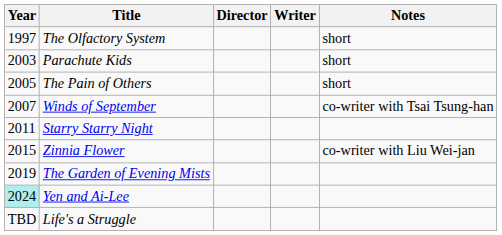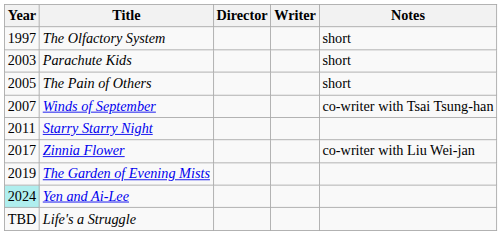(22, 151) 2015 -> (22, 151) 2017
